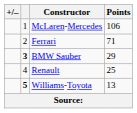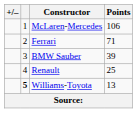(25, 55) bold -> (25, 55) normal
(111, 55) 29 -> (111, 55) 39
